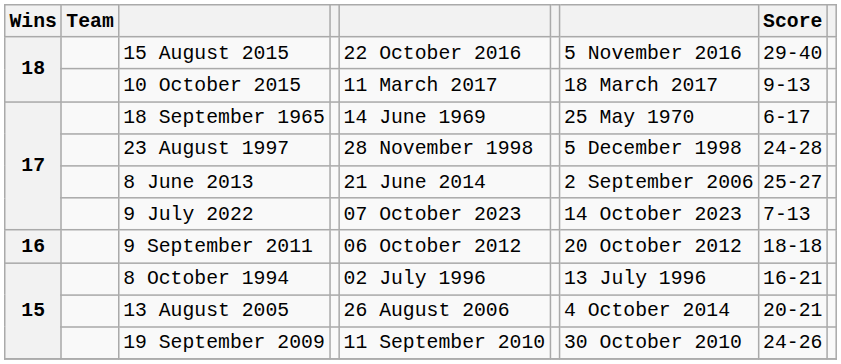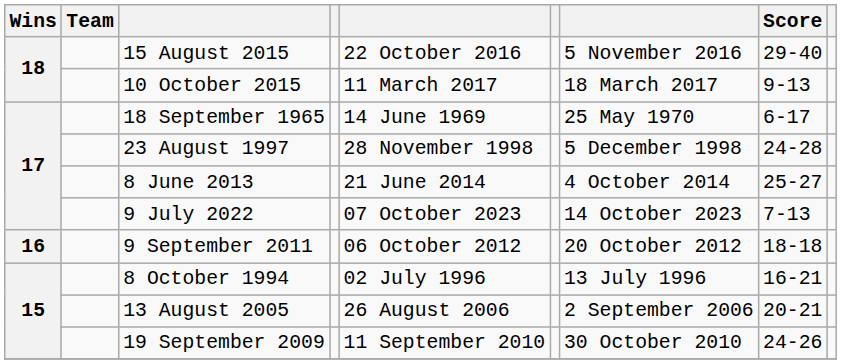(659, 182) 2 September 2006 -> (647, 182) 4 October 2014
(647, 311) 4 October 2014 -> (659, 311) 2 September 2006
